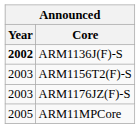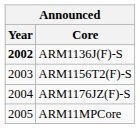(20, 94) 2003 -> (20, 94) 2004
